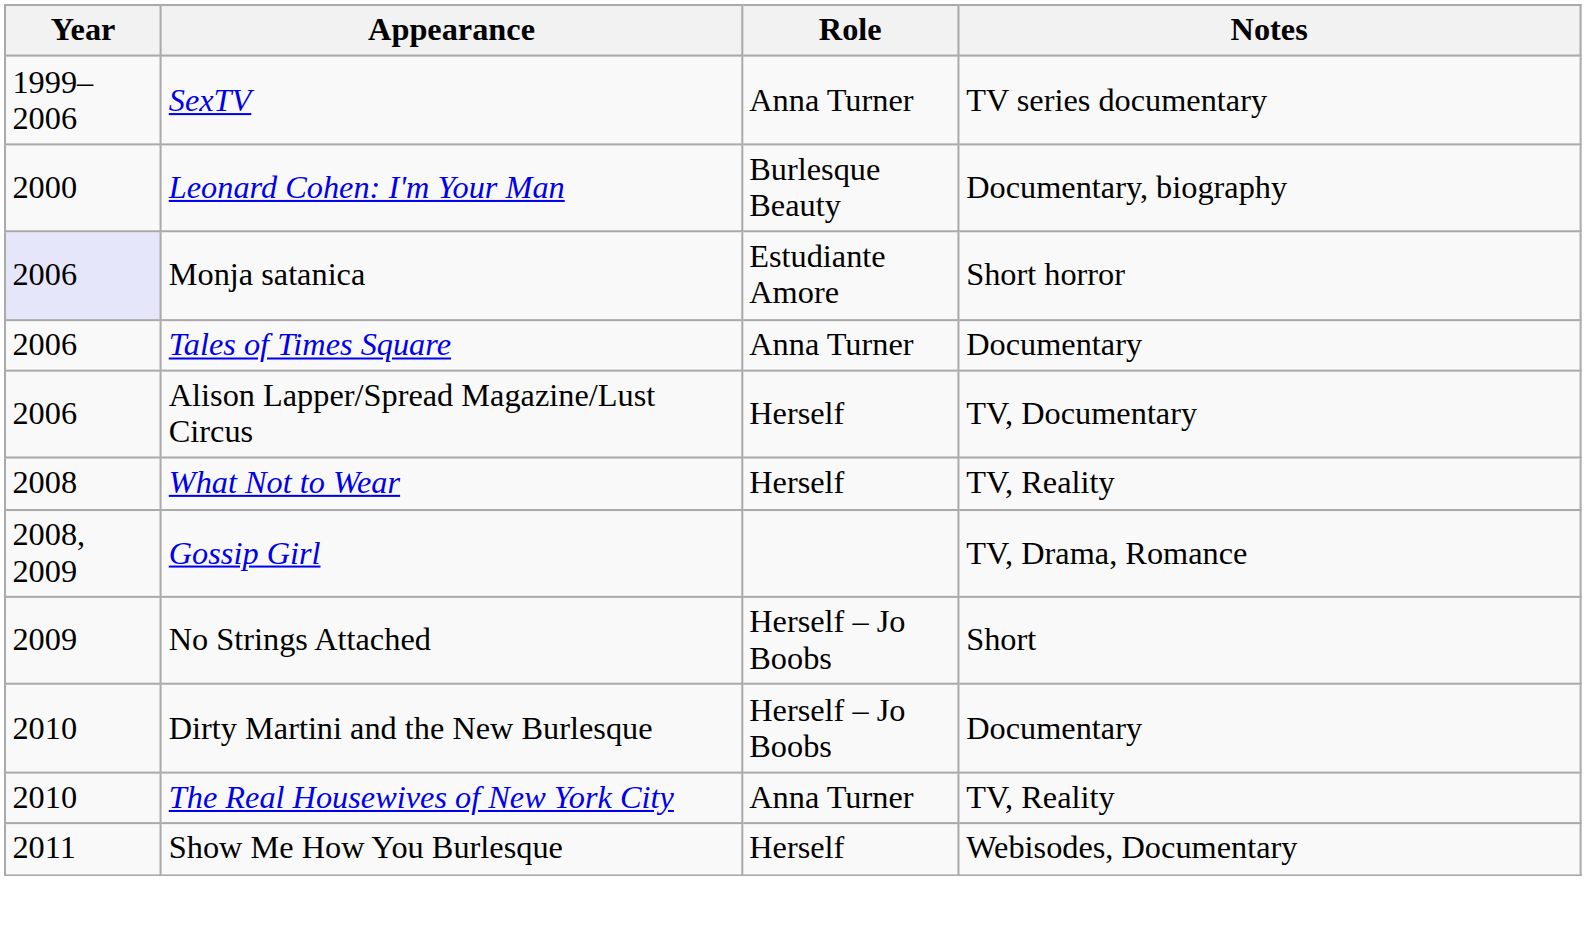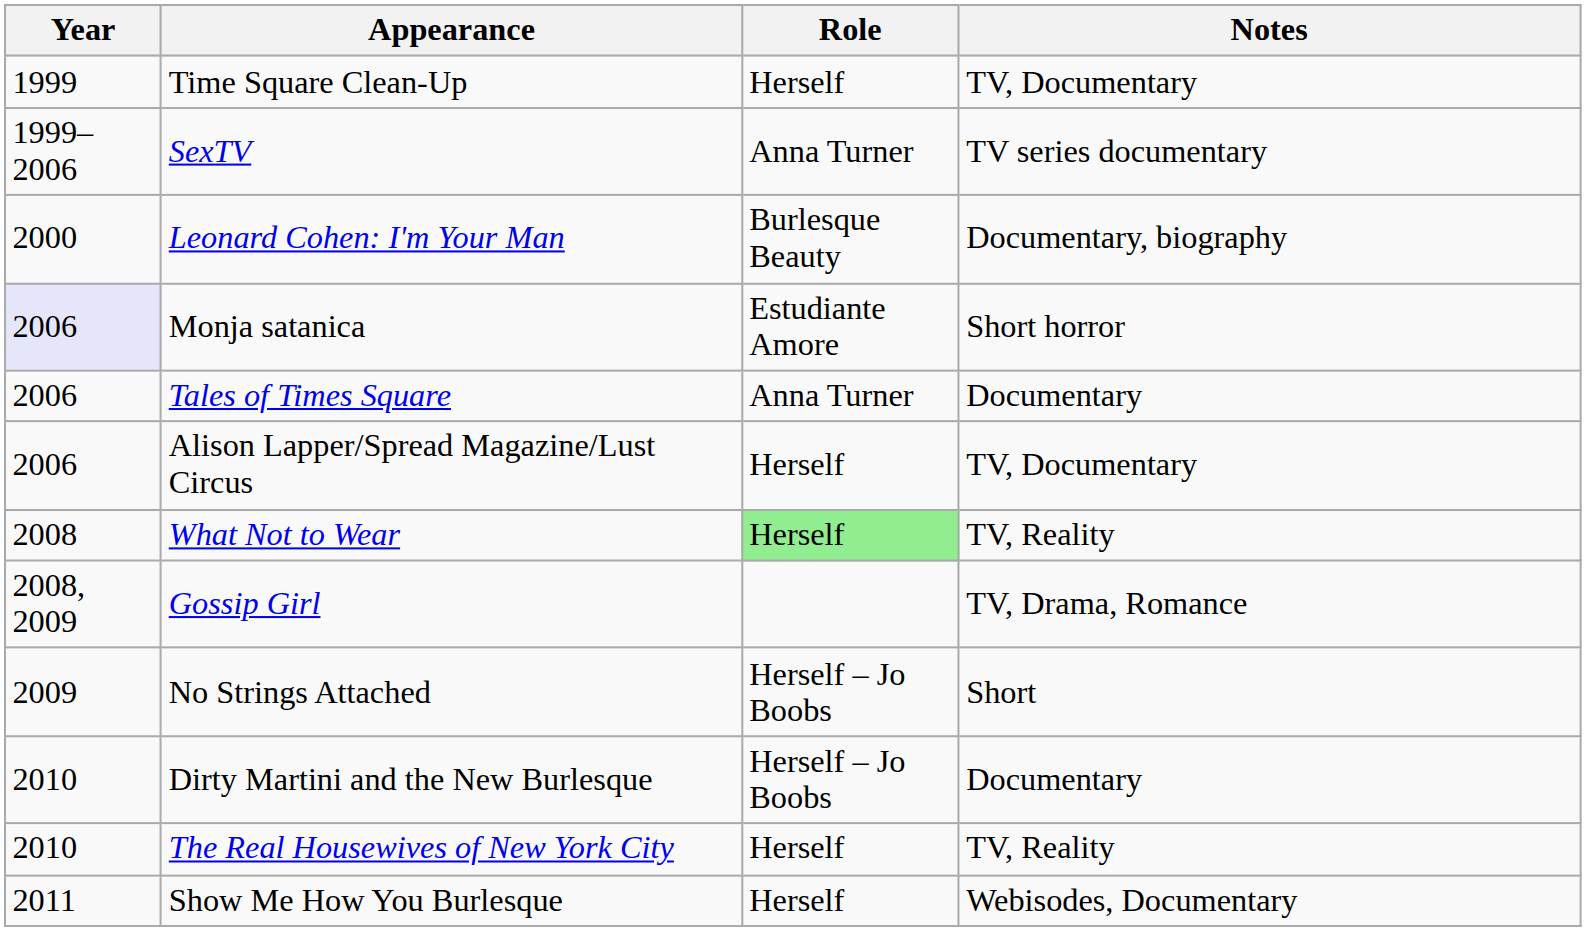+ row: (318, 81)
(797, 483) no background -> (797, 534) lightgreen background
(831, 797) Anna Turner -> (797, 848) Herself
